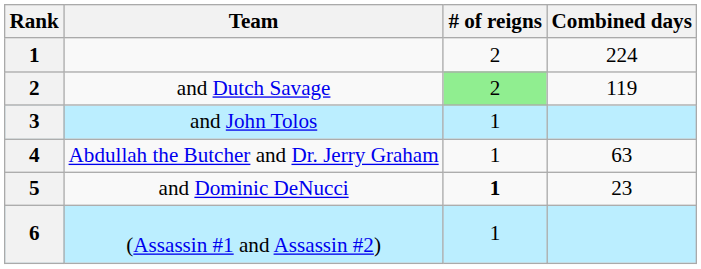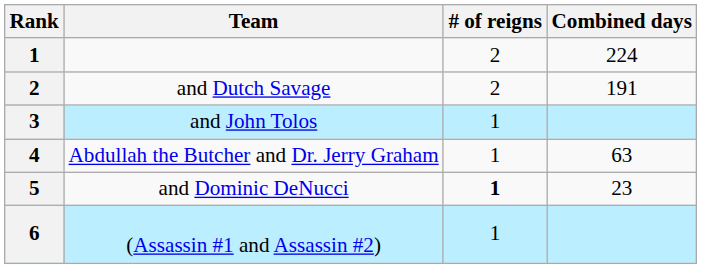(495, 88) lightgreen background -> (495, 88) no background
(622, 88) 119 -> (622, 88) 191
